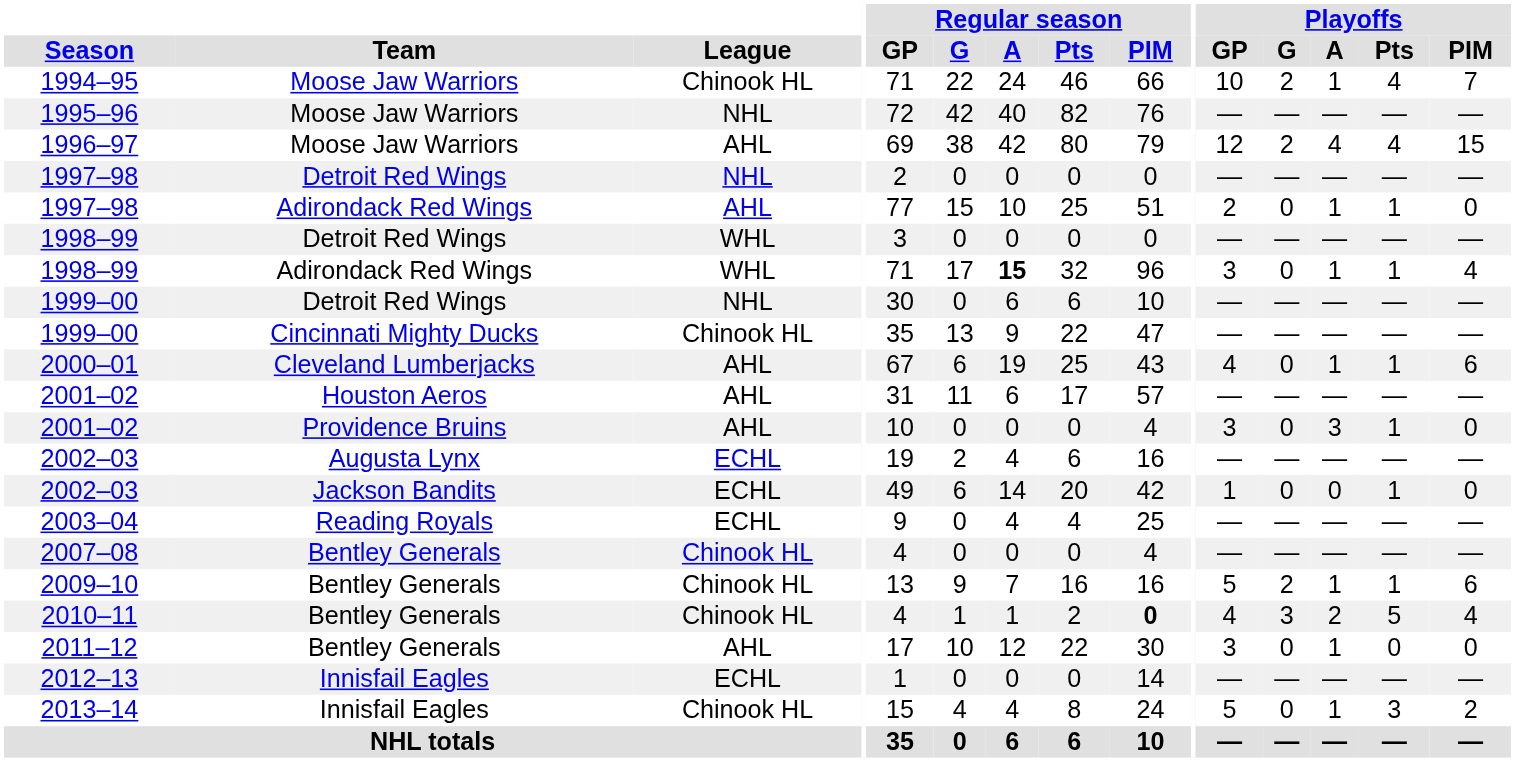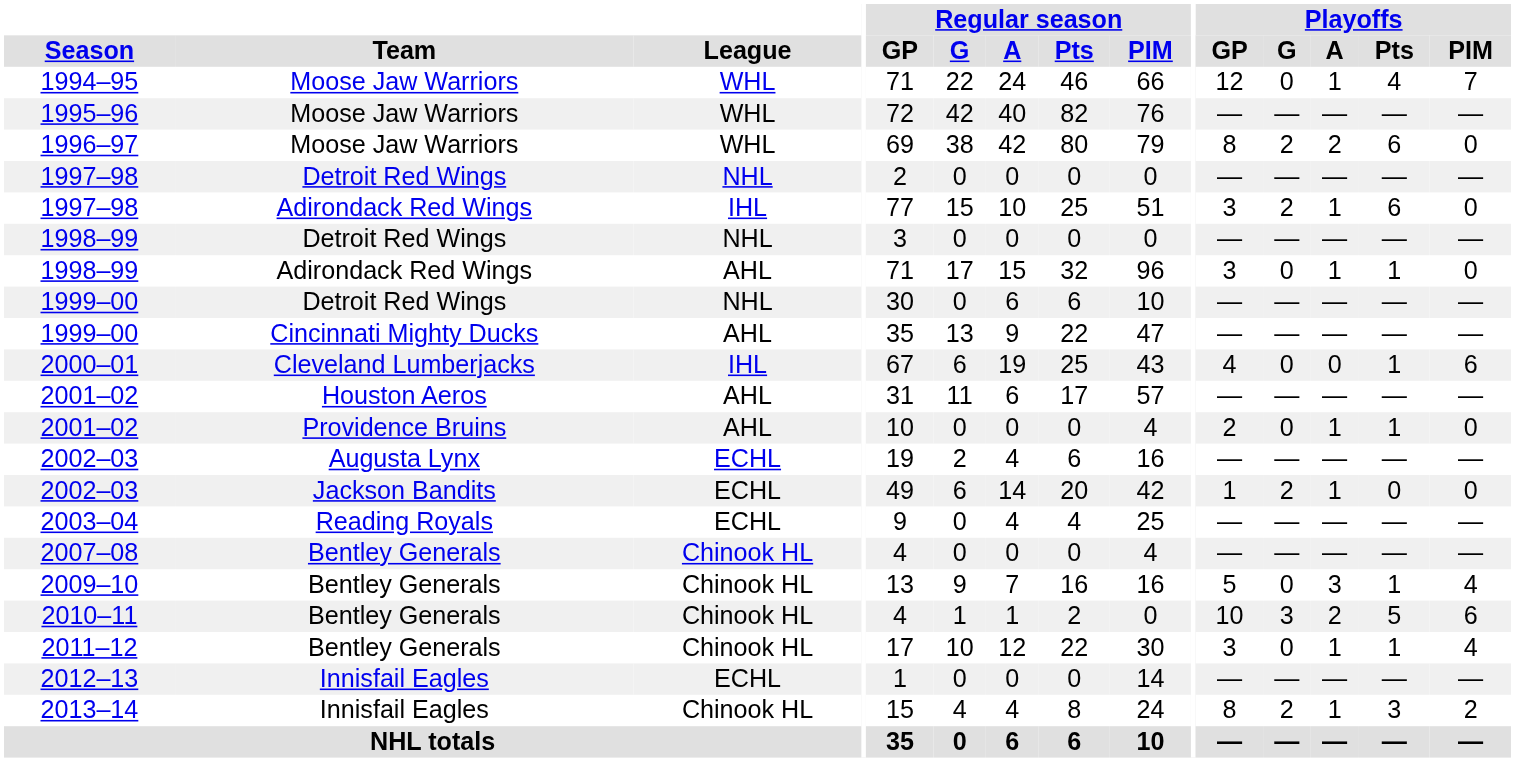(748, 82) Chinook HL -> (748, 82) WHL
(1230, 82) 10 -> (1230, 82) 12
(1287, 82) 2 -> (1287, 82) 0
(748, 113) NHL -> (748, 113) WHL
(748, 145) AHL -> (748, 145) WHL
(1230, 145) 12 -> (1230, 145) 8
(1335, 145) 4 -> (1335, 145) 2
(1394, 145) 4 -> (1394, 145) 6
(1471, 145) 15 -> (1471, 145) 0
(748, 207) AHL -> (748, 207) IHL
(1230, 207) 2 -> (1230, 207) 3
(1287, 207) 0 -> (1287, 207) 2
(1394, 207) 1 -> (1394, 207) 6
(748, 239) WHL -> (748, 239) NHL
(748, 270) WHL -> (748, 270) AHL
(1012, 270) bold -> (1012, 270) normal
(1471, 270) 4 -> (1471, 270) 0
(748, 333) Chinook HL -> (748, 333) AHL
(748, 364) AHL -> (748, 364) IHL
(1335, 364) 1 -> (1335, 364) 0
(1230, 427) 3 -> (1230, 427) 2
(1335, 427) 3 -> (1335, 427) 1
(1287, 490) 0 -> (1287, 490) 2
(1335, 490) 0 -> (1335, 490) 1
(1394, 490) 1 -> (1394, 490) 0
(1287, 584) 2 -> (1287, 584) 0
(1335, 584) 1 -> (1335, 584) 3
(1471, 584) 6 -> (1471, 584) 4
(1150, 616) bold -> (1150, 616) normal
(1230, 616) 4 -> (1230, 616) 10
(1471, 616) 4 -> (1471, 616) 6
(748, 647) AHL -> (748, 647) Chinook HL
(1394, 647) 0 -> (1394, 647) 1
(1471, 647) 0 -> (1471, 647) 4
(1230, 710) 5 -> (1230, 710) 8
(1287, 710) 0 -> (1287, 710) 2
